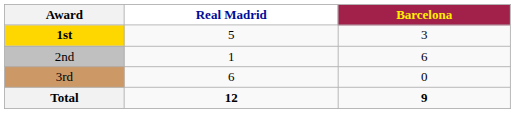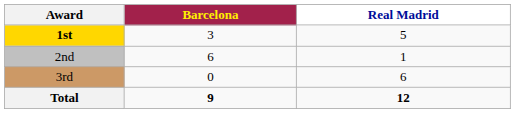columns swapped: (231, 14) <-> (424, 14)
